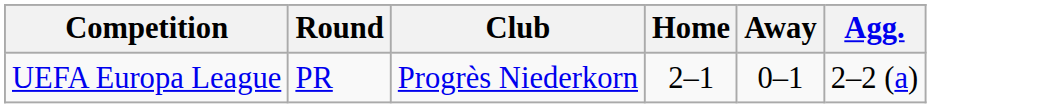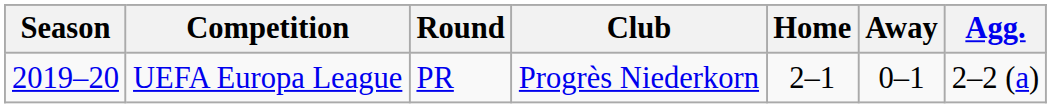+ column: (65, 28)
